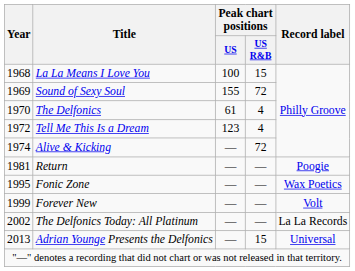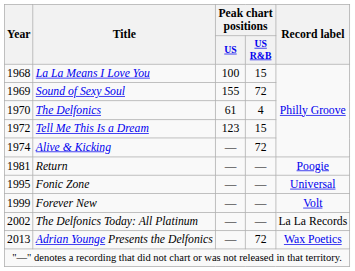(261, 128) 4 -> (261, 128) 15
(313, 184) Wax Poetics -> (313, 184) Universal
(261, 240) 15 -> (261, 240) 72
(313, 240) Universal -> (313, 240) Wax Poetics
